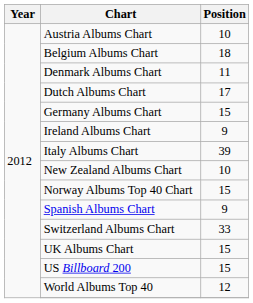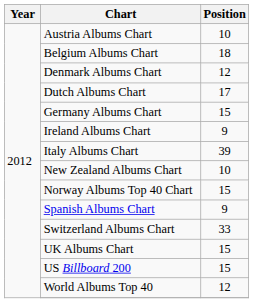(225, 72) 11 -> (225, 72) 12
